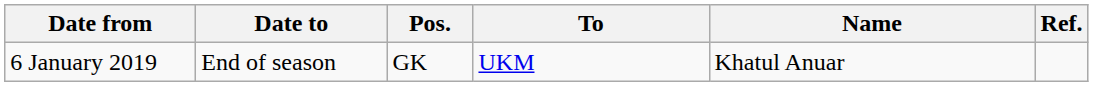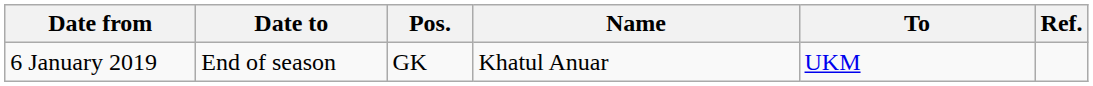columns swapped: (872, 23) <-> (591, 23)
